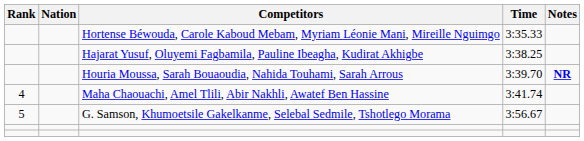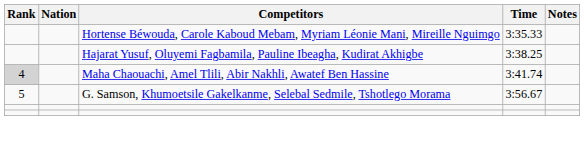- row: (242, 74)
(21, 94) no background -> (21, 74) lightgrey background
